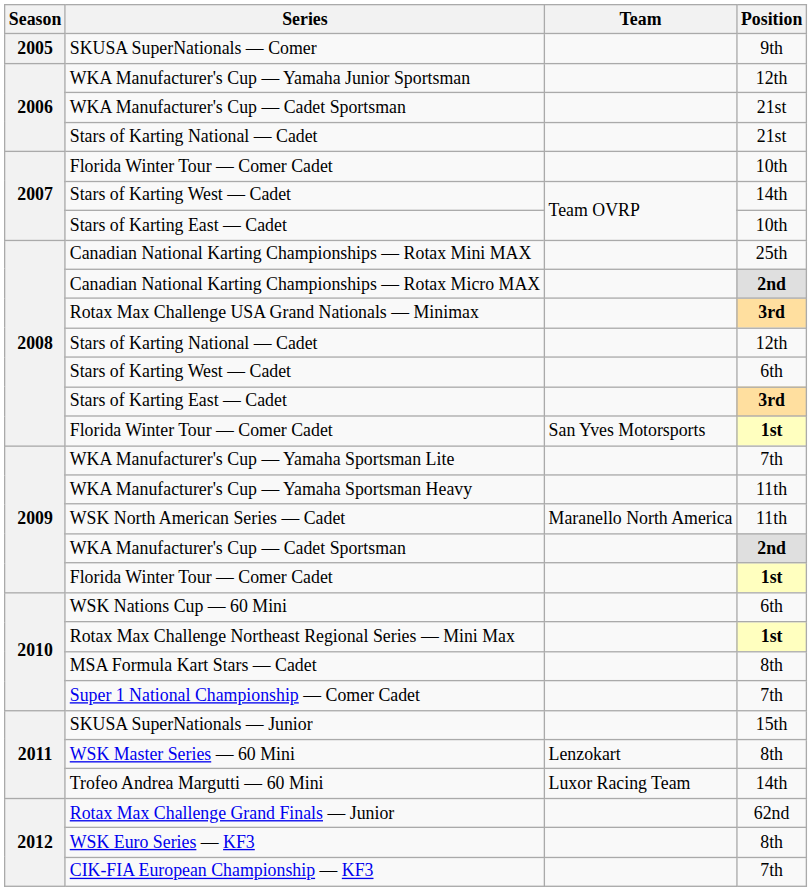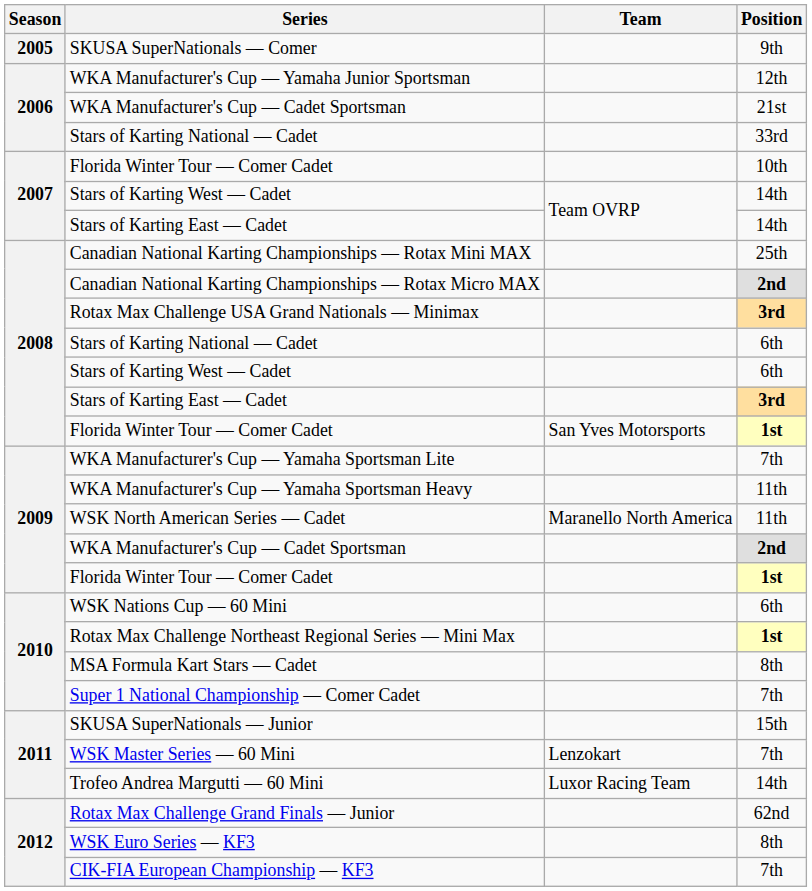(772, 136) 21st -> (772, 136) 33rd
(772, 224) 10th -> (772, 224) 14th
(772, 342) 12th -> (772, 342) 6th
(772, 753) 8th -> (772, 753) 7th
